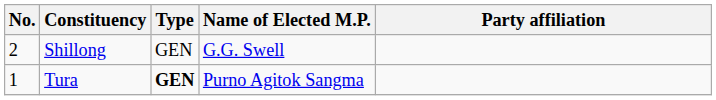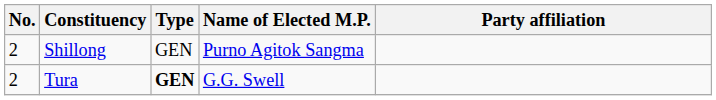(244, 49) G.G. Swell -> (283, 49) Purno Agitok Sangma
(13, 79) 1 -> (13, 79) 2
(283, 79) Purno Agitok Sangma -> (244, 79) G.G. Swell
